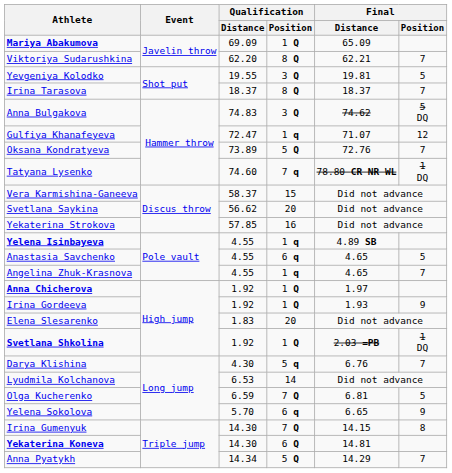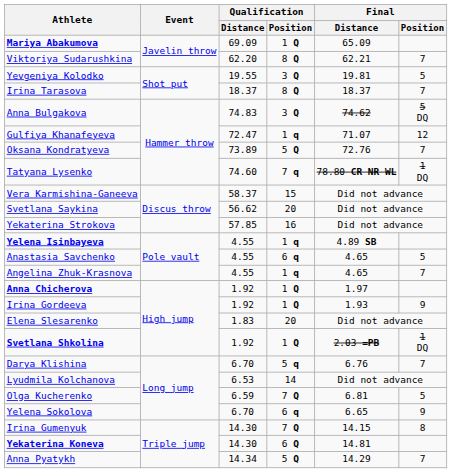(243, 364) 4.30 -> (243, 364) 6.70
(243, 411) 5.70 -> (243, 411) 6.70
